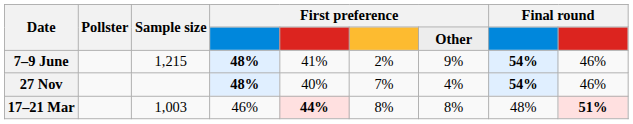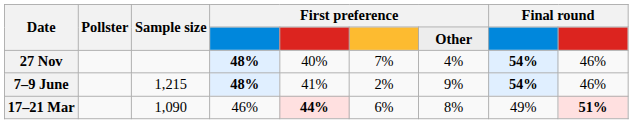rows swapped: (41, 84) <-> (41, 61)
(171, 107) 1,003 -> (171, 107) 1,090
(384, 107) 8% -> (384, 107) 6%
(523, 107) 48% -> (523, 107) 49%
